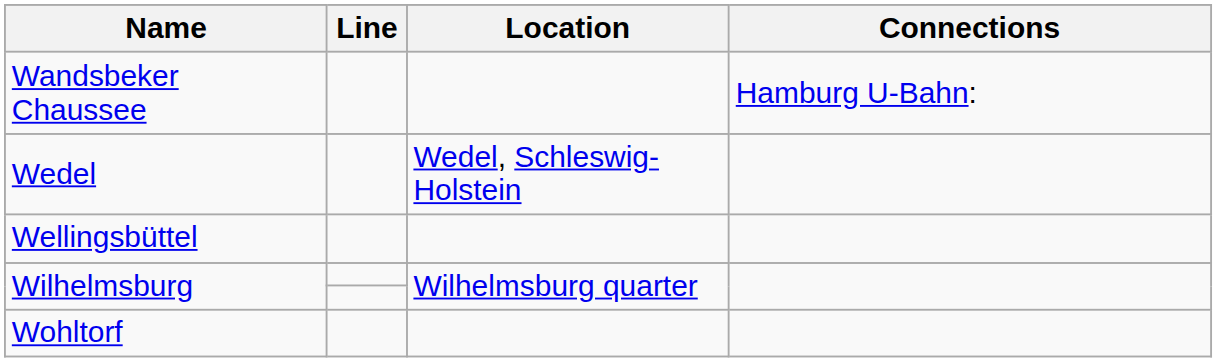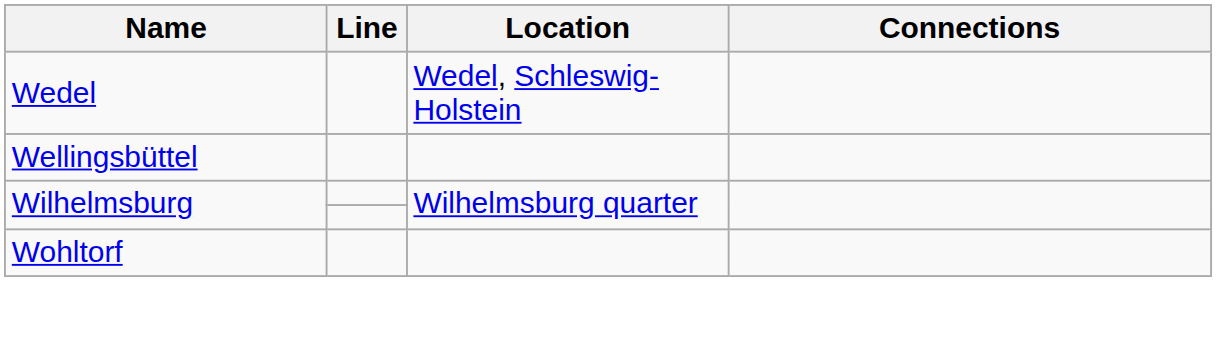- row: (95, 92)
